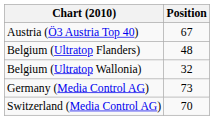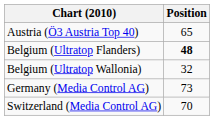(187, 32) 67 -> (187, 32) 65
(187, 50) normal -> (187, 50) bold
